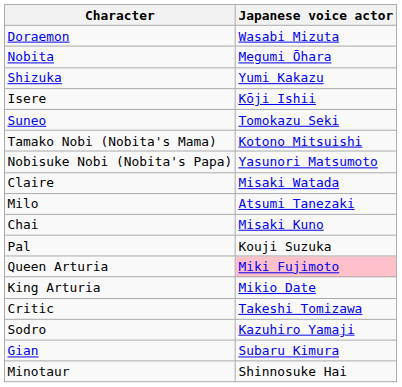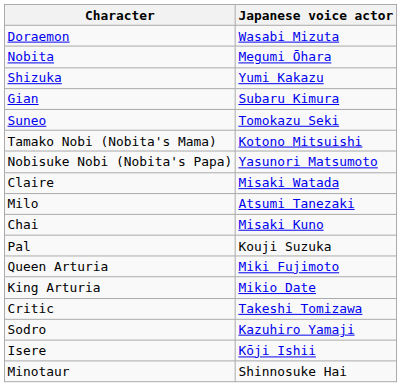rows swapped: (23, 351) <-> (27, 99)
(289, 267) pink background -> (289, 267) no background
